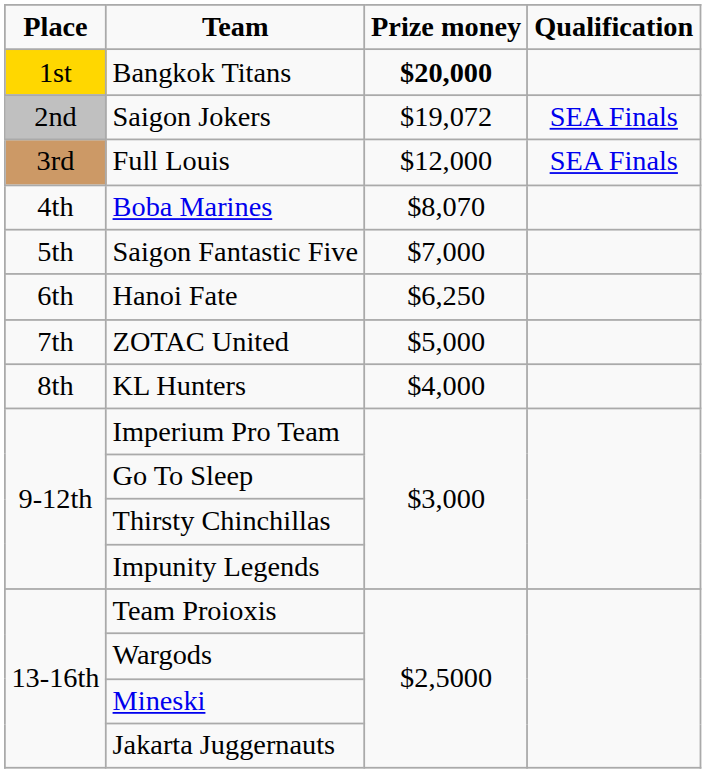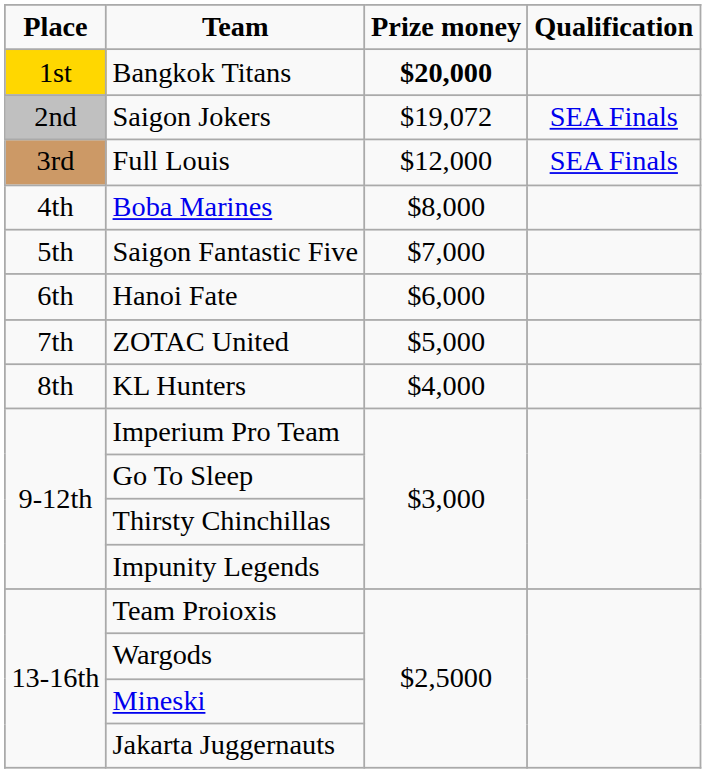(446, 206) $8,070 -> (446, 206) $8,000
(446, 296) $6,250 -> (446, 296) $6,000
